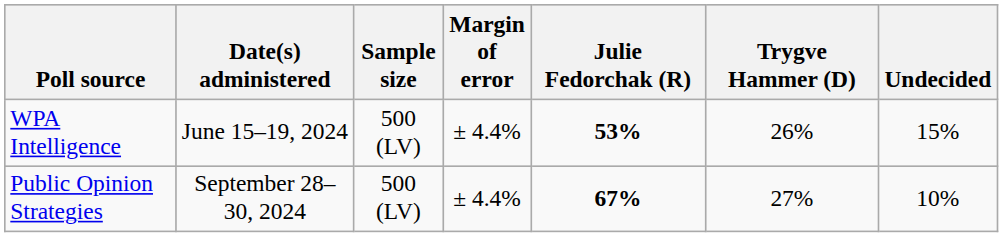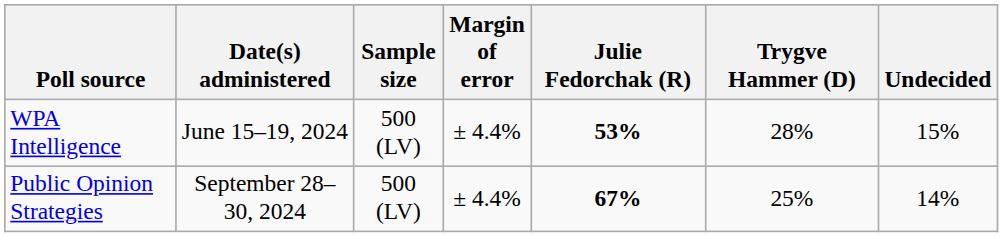(792, 132) 26% -> (792, 132) 28%
(792, 198) 27% -> (792, 198) 25%
(938, 198) 10% -> (938, 198) 14%
